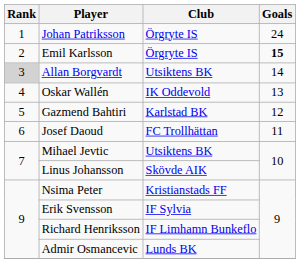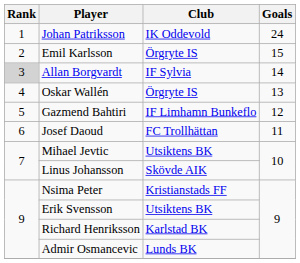(172, 33) Örgryte IS -> (178, 33) IK Oddevold
(277, 53) bold -> (277, 53) normal
(179, 72) Utsiktens BK -> (168, 72) IF Sylvia
(178, 92) IK Oddevold -> (172, 92) Örgryte IS
(177, 111) Karlstad BK -> (201, 111) IF Limhamn Bunkeflo
(168, 209) IF Sylvia -> (179, 209) Utsiktens BK
(201, 229) IF Limhamn Bunkeflo -> (177, 229) Karlstad BK
